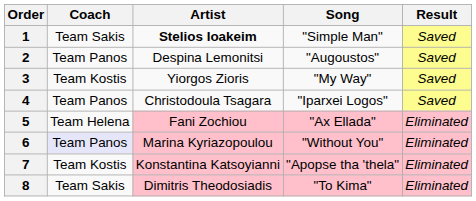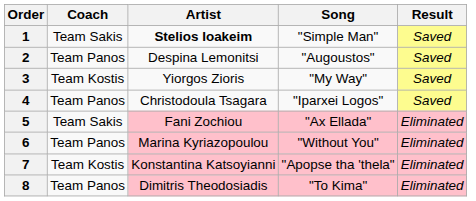(90, 121) Team Helena -> (88, 121) Team Sakis
(90, 143) lavender background -> (88, 143) no background
(90, 185) Team Sakis -> (88, 185) Team Panos
